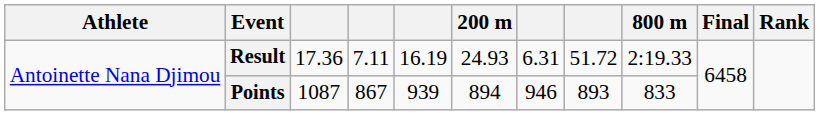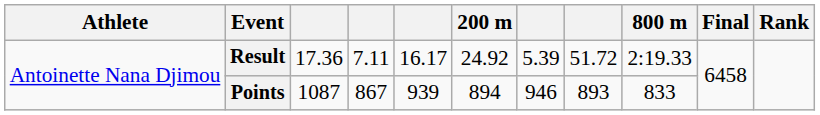(423, 57) 16.19 -> (423, 57) 16.17
(485, 57) 24.93 -> (485, 57) 24.92
(541, 57) 6.31 -> (541, 57) 5.39
